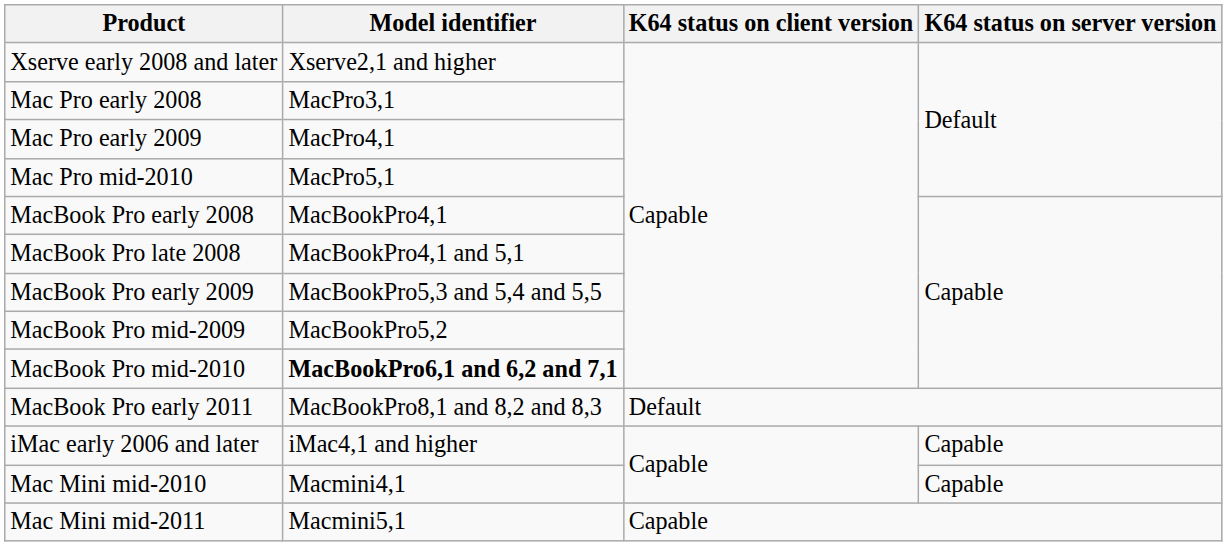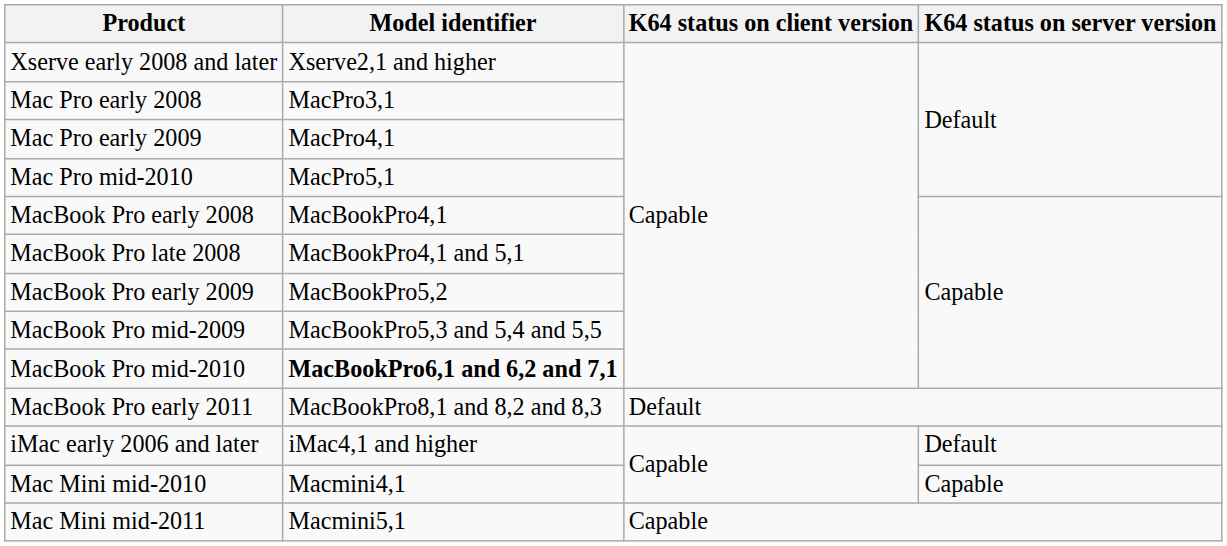(445, 291) MacBookPro5,3 and 5,4 and 5,5 -> (368, 291) MacBookPro5,2
(368, 330) MacBookPro5,2 -> (445, 330) MacBookPro5,3 and 5,4 and 5,5
(964, 445) Capable -> (961, 445) Default
